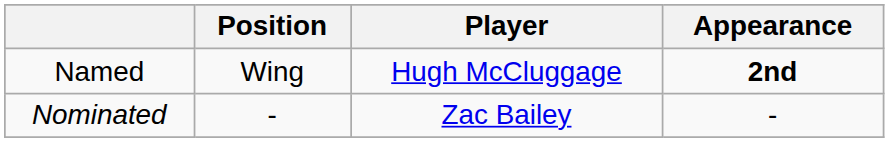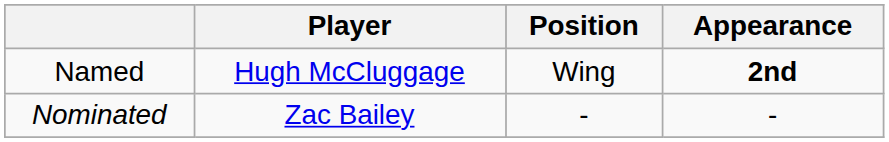columns swapped: (506, 26) <-> (272, 26)
